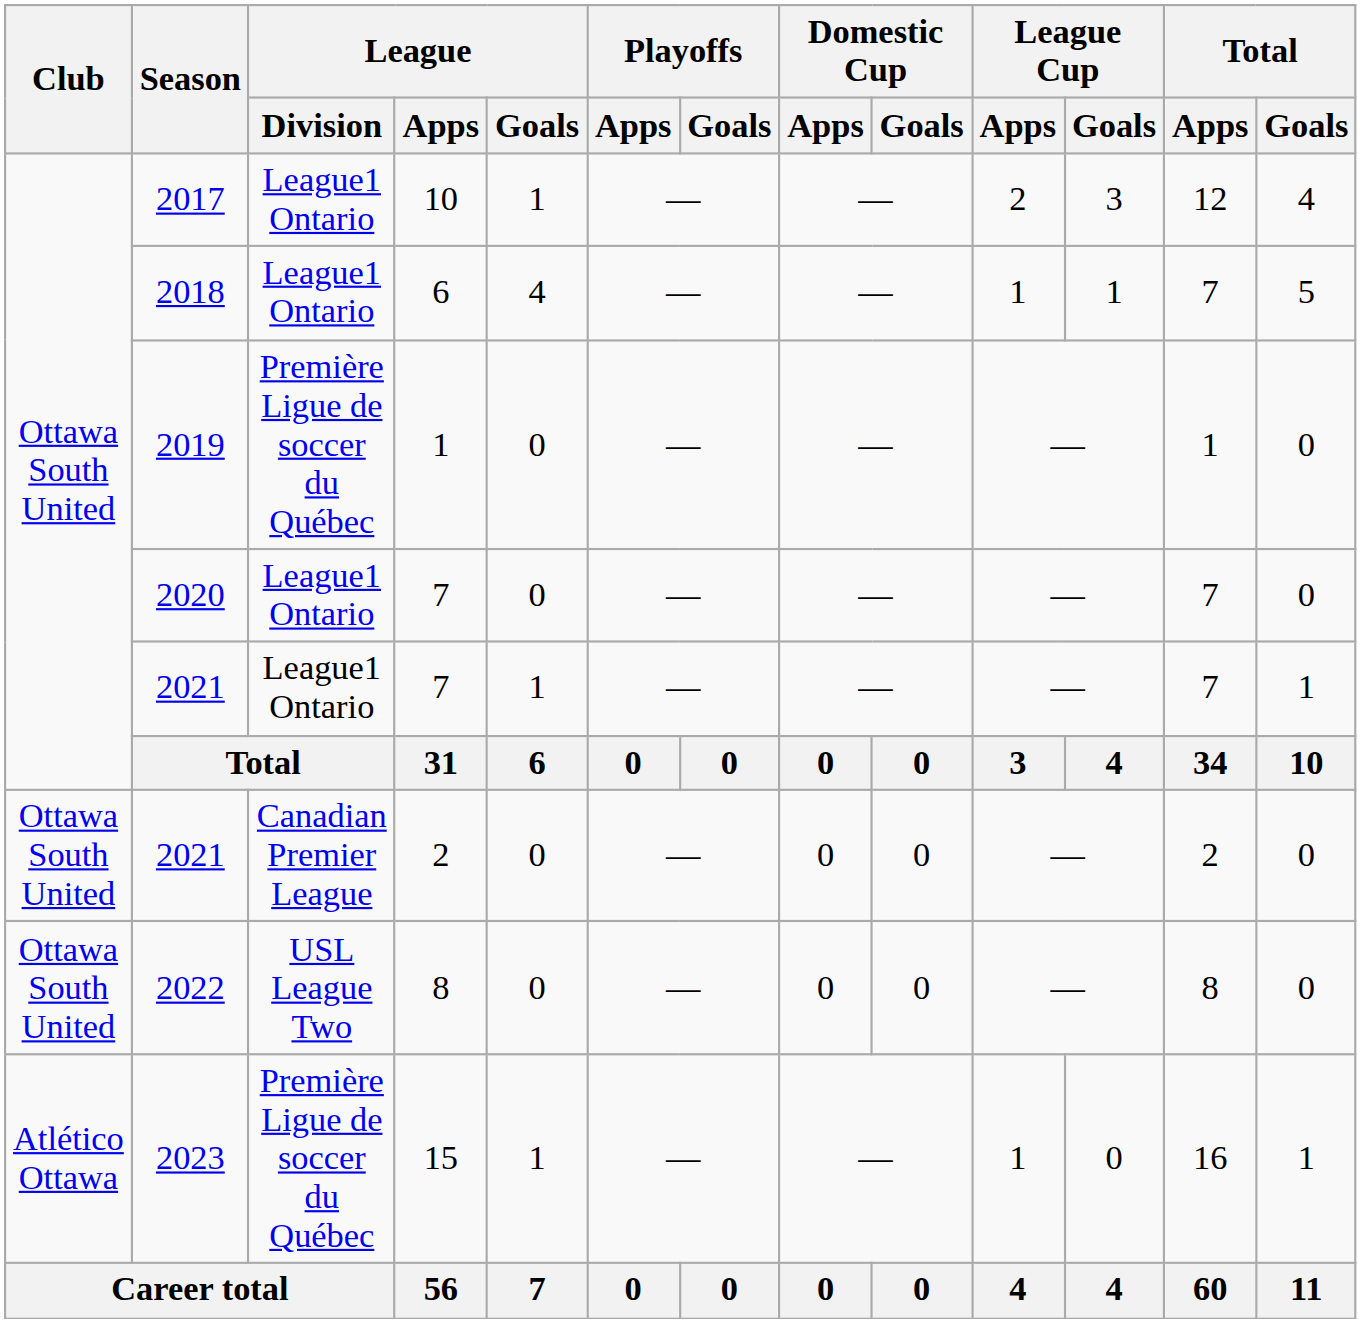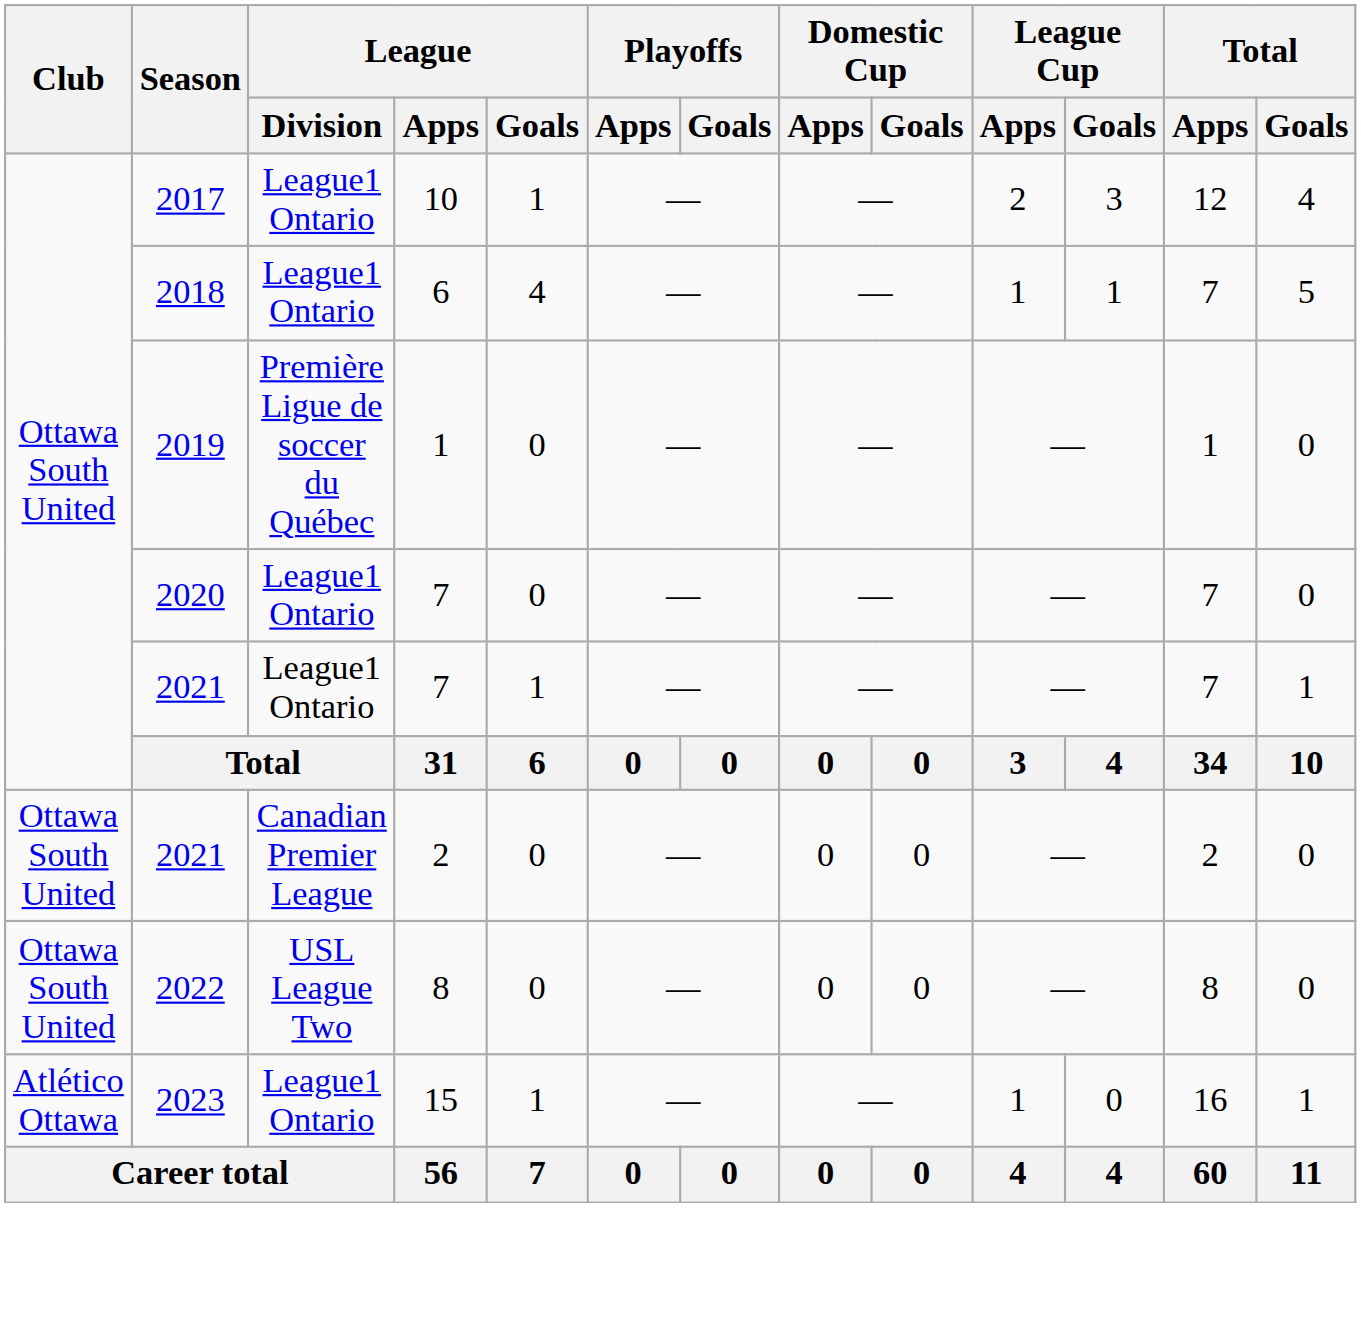(322, 1157) Première Ligue de soccer du Québec -> (322, 1099) League1 Ontario
